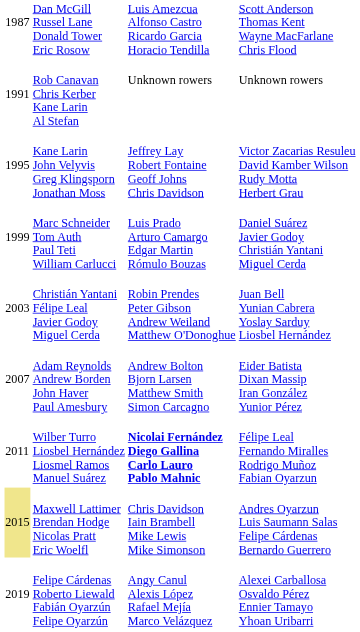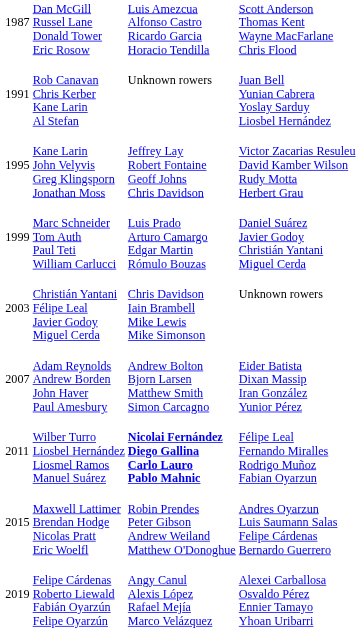(281, 80) Unknown rowers -> (285, 100) Juan Bell Yunian Cabrera Yoslay Sarduy Liosbel Hernández
(182, 315) Robin Prendes Peter Gibson Andrew Weiland Matthew O'Donoghue -> (167, 315) Chris Davidson Iain Brambell Mike Lewis Mike Simonson
(285, 315) Juan Bell Yunian Cabrera Yoslay Sarduy Liosbel Hernández -> (281, 294) Unknown rowers
(17, 522) khaki background -> (17, 522) no background
(167, 529) Chris Davidson Iain Brambell Mike Lewis Mike Simonson -> (182, 529) Robin Prendes Peter Gibson Andrew Weiland Matthew O'Donoghue
